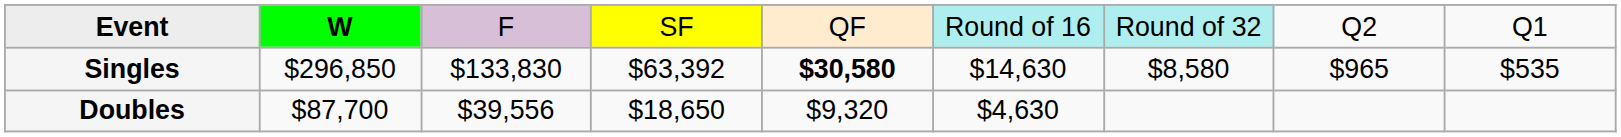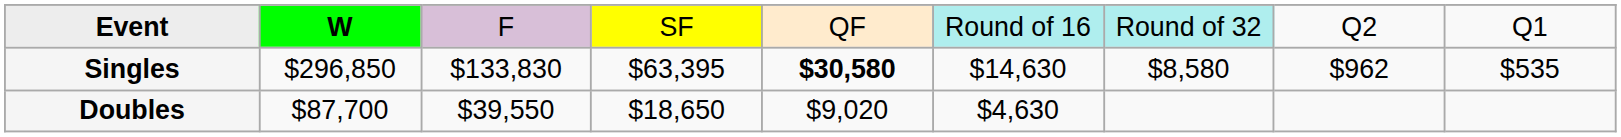(677, 69) $63,392 -> (677, 69) $63,395
(1359, 69) $965 -> (1359, 69) $962
(506, 111) $39,556 -> (506, 111) $39,550
(847, 111) $9,320 -> (847, 111) $9,020
